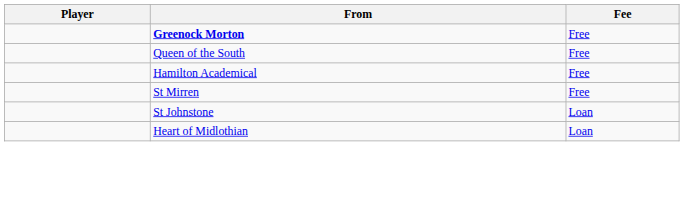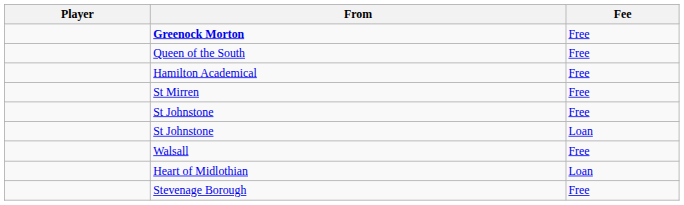+ row: (183, 112)
+ row: (171, 151)
+ row: (200, 190)
